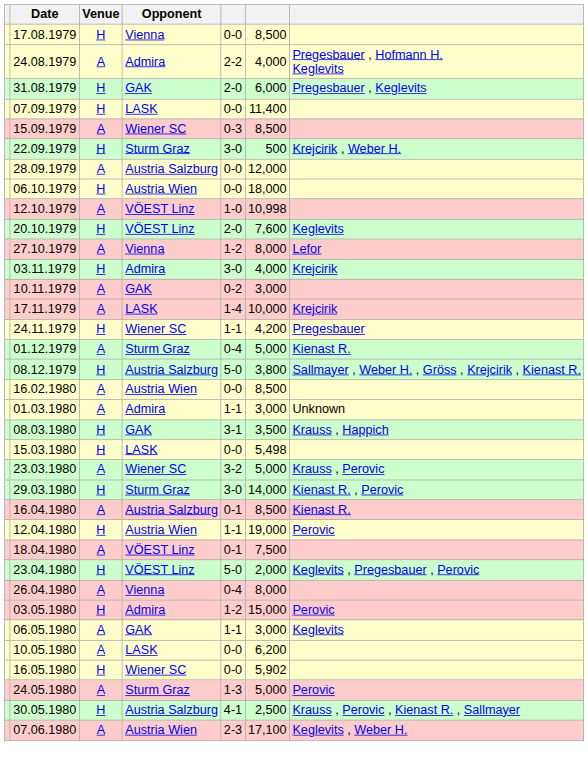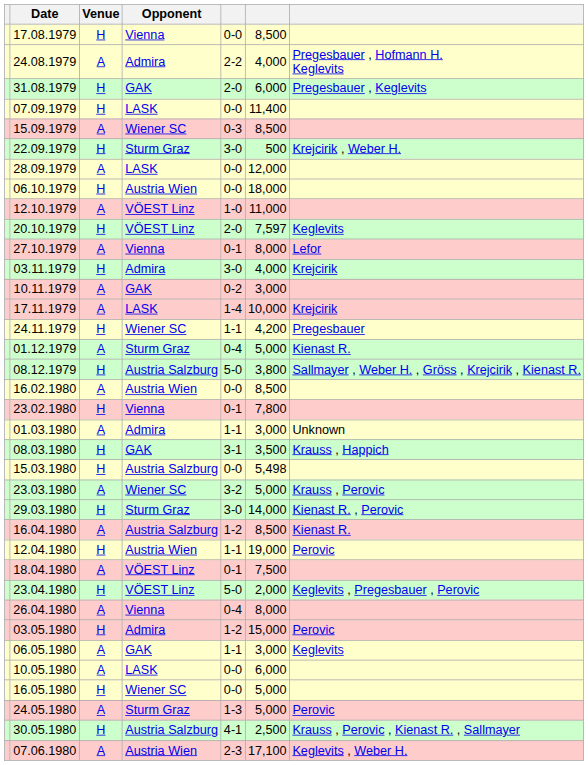(172, 169) Austria Salzburg -> (141, 169) LASK
(267, 209) 10,998 -> (268, 209) 11,000
(271, 229) 7,600 -> (271, 229) 7,597
(233, 249) 1-2 -> (233, 249) 0-1
+ row: (45, 409)
(141, 449) LASK -> (172, 469) Austria Salzburg
(233, 509) 0-1 -> (233, 529) 1-2
(271, 650) 6,200 -> (271, 670) 6,000
(271, 670) 5,902 -> (271, 690) 5,000
